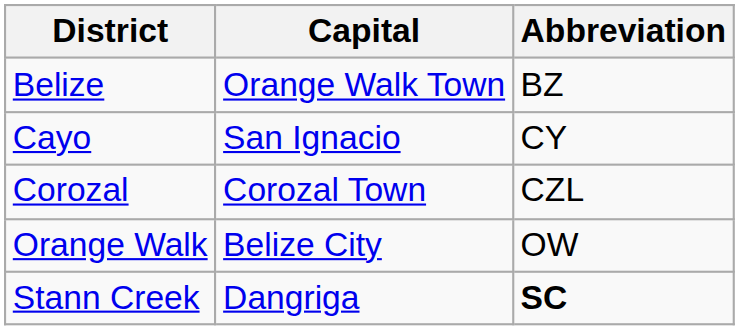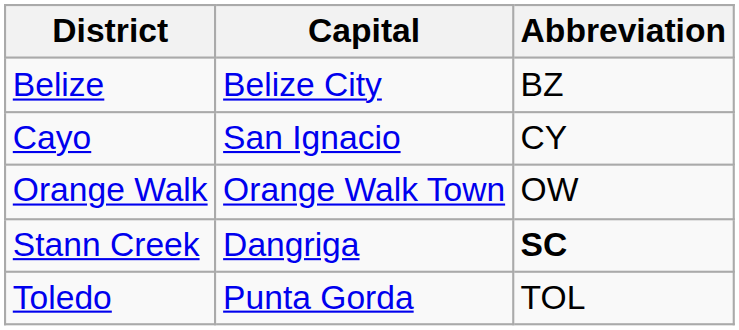(364, 84) Orange Walk Town -> (302, 84) Belize City
- row: (71, 191)
(302, 244) Belize City -> (364, 191) Orange Walk Town
+ row: (62, 297)
